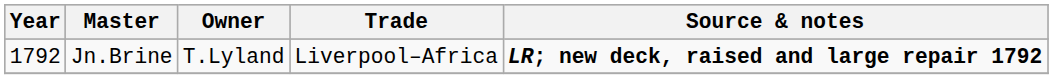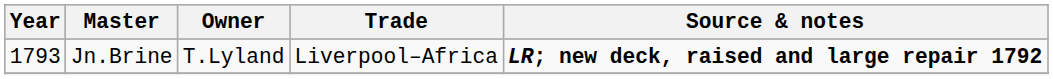(35, 57) 1792 -> (35, 57) 1793
